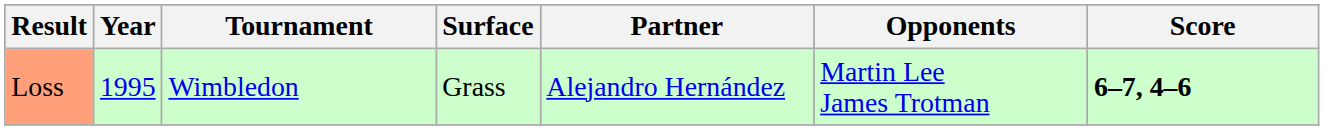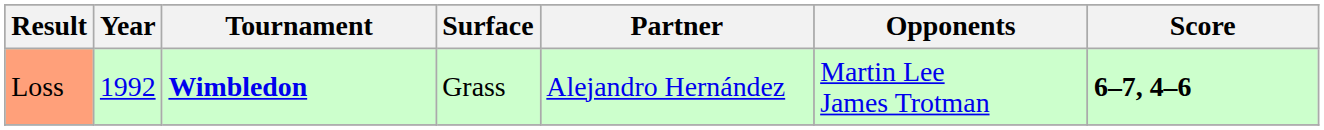(128, 86) 1995 -> (128, 86) 1992
(234, 86) normal -> (238, 86) bold
